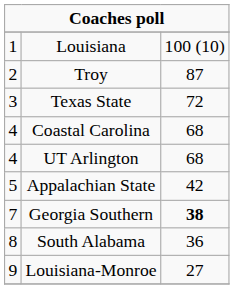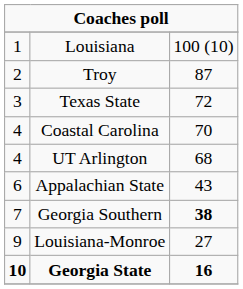(195, 130) 68 -> (203, 130) 70
(13, 185) 5 -> (17, 185) 6
(195, 185) 42 -> (203, 185) 43
- row: (91, 241)
+ row: (100, 269)
